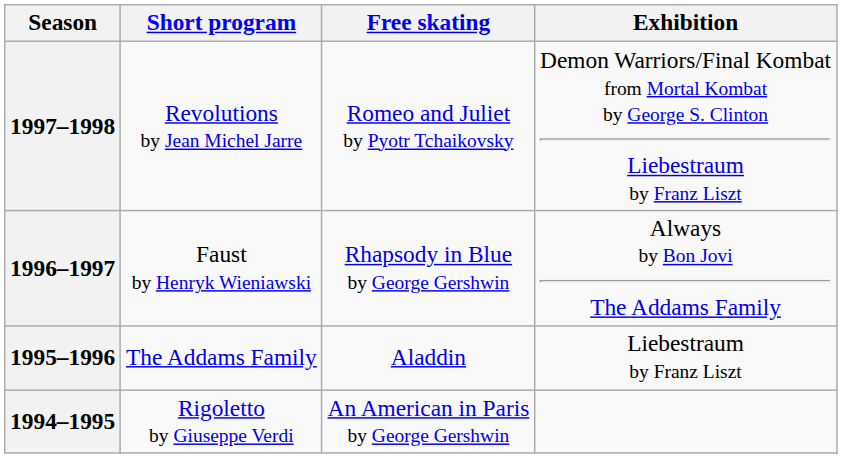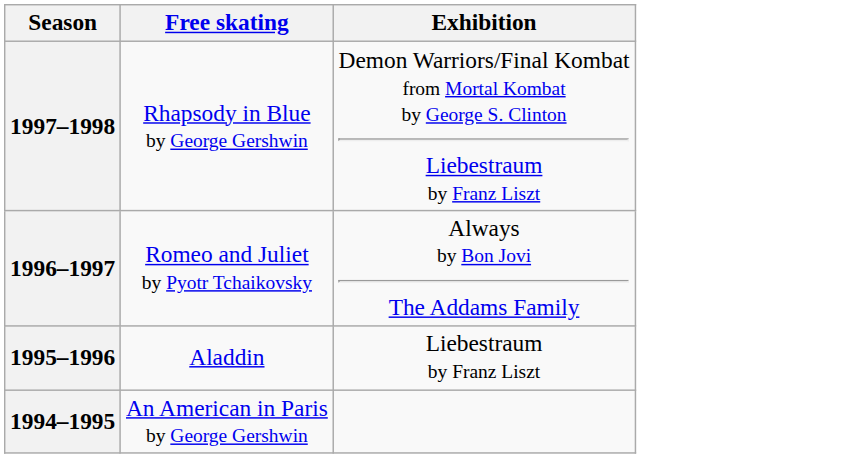- column: (221, 23)
(428, 125) Romeo and Juliet by Pyotr Tchaikovsky -> (227, 125) Rhapsody in Blue by George Gershwin
(428, 267) Rhapsody in Blue by George Gershwin -> (227, 267) Romeo and Juliet by Pyotr Tchaikovsky
